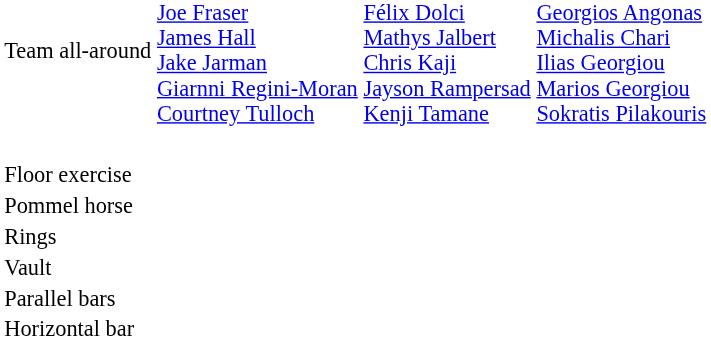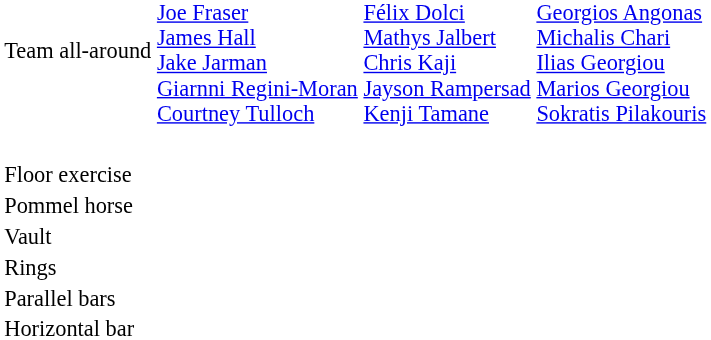rows swapped: (30, 236) <-> (28, 267)
